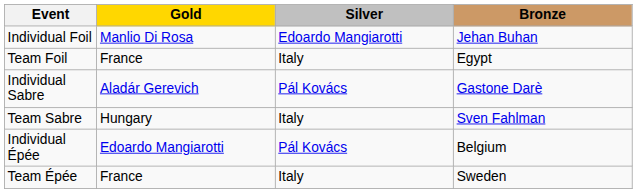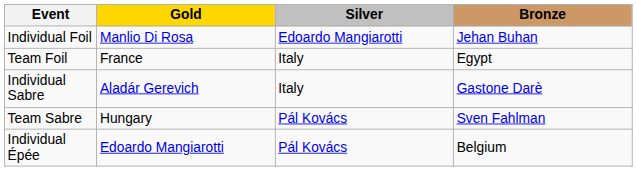(313, 88) Pál Kovács -> (291, 88) Italy
(291, 118) Italy -> (313, 118) Pál Kovács
- row: (42, 177)
